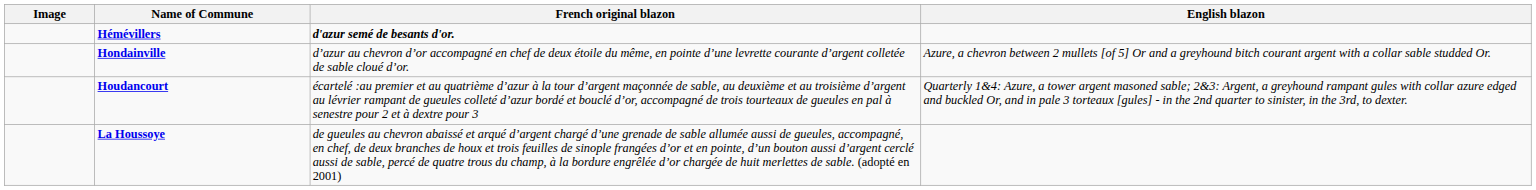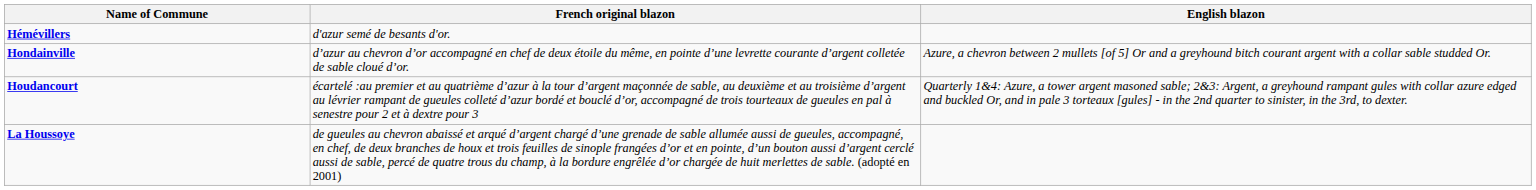- column: (50, 14)
(384, 33) bold -> (381, 33) normal
